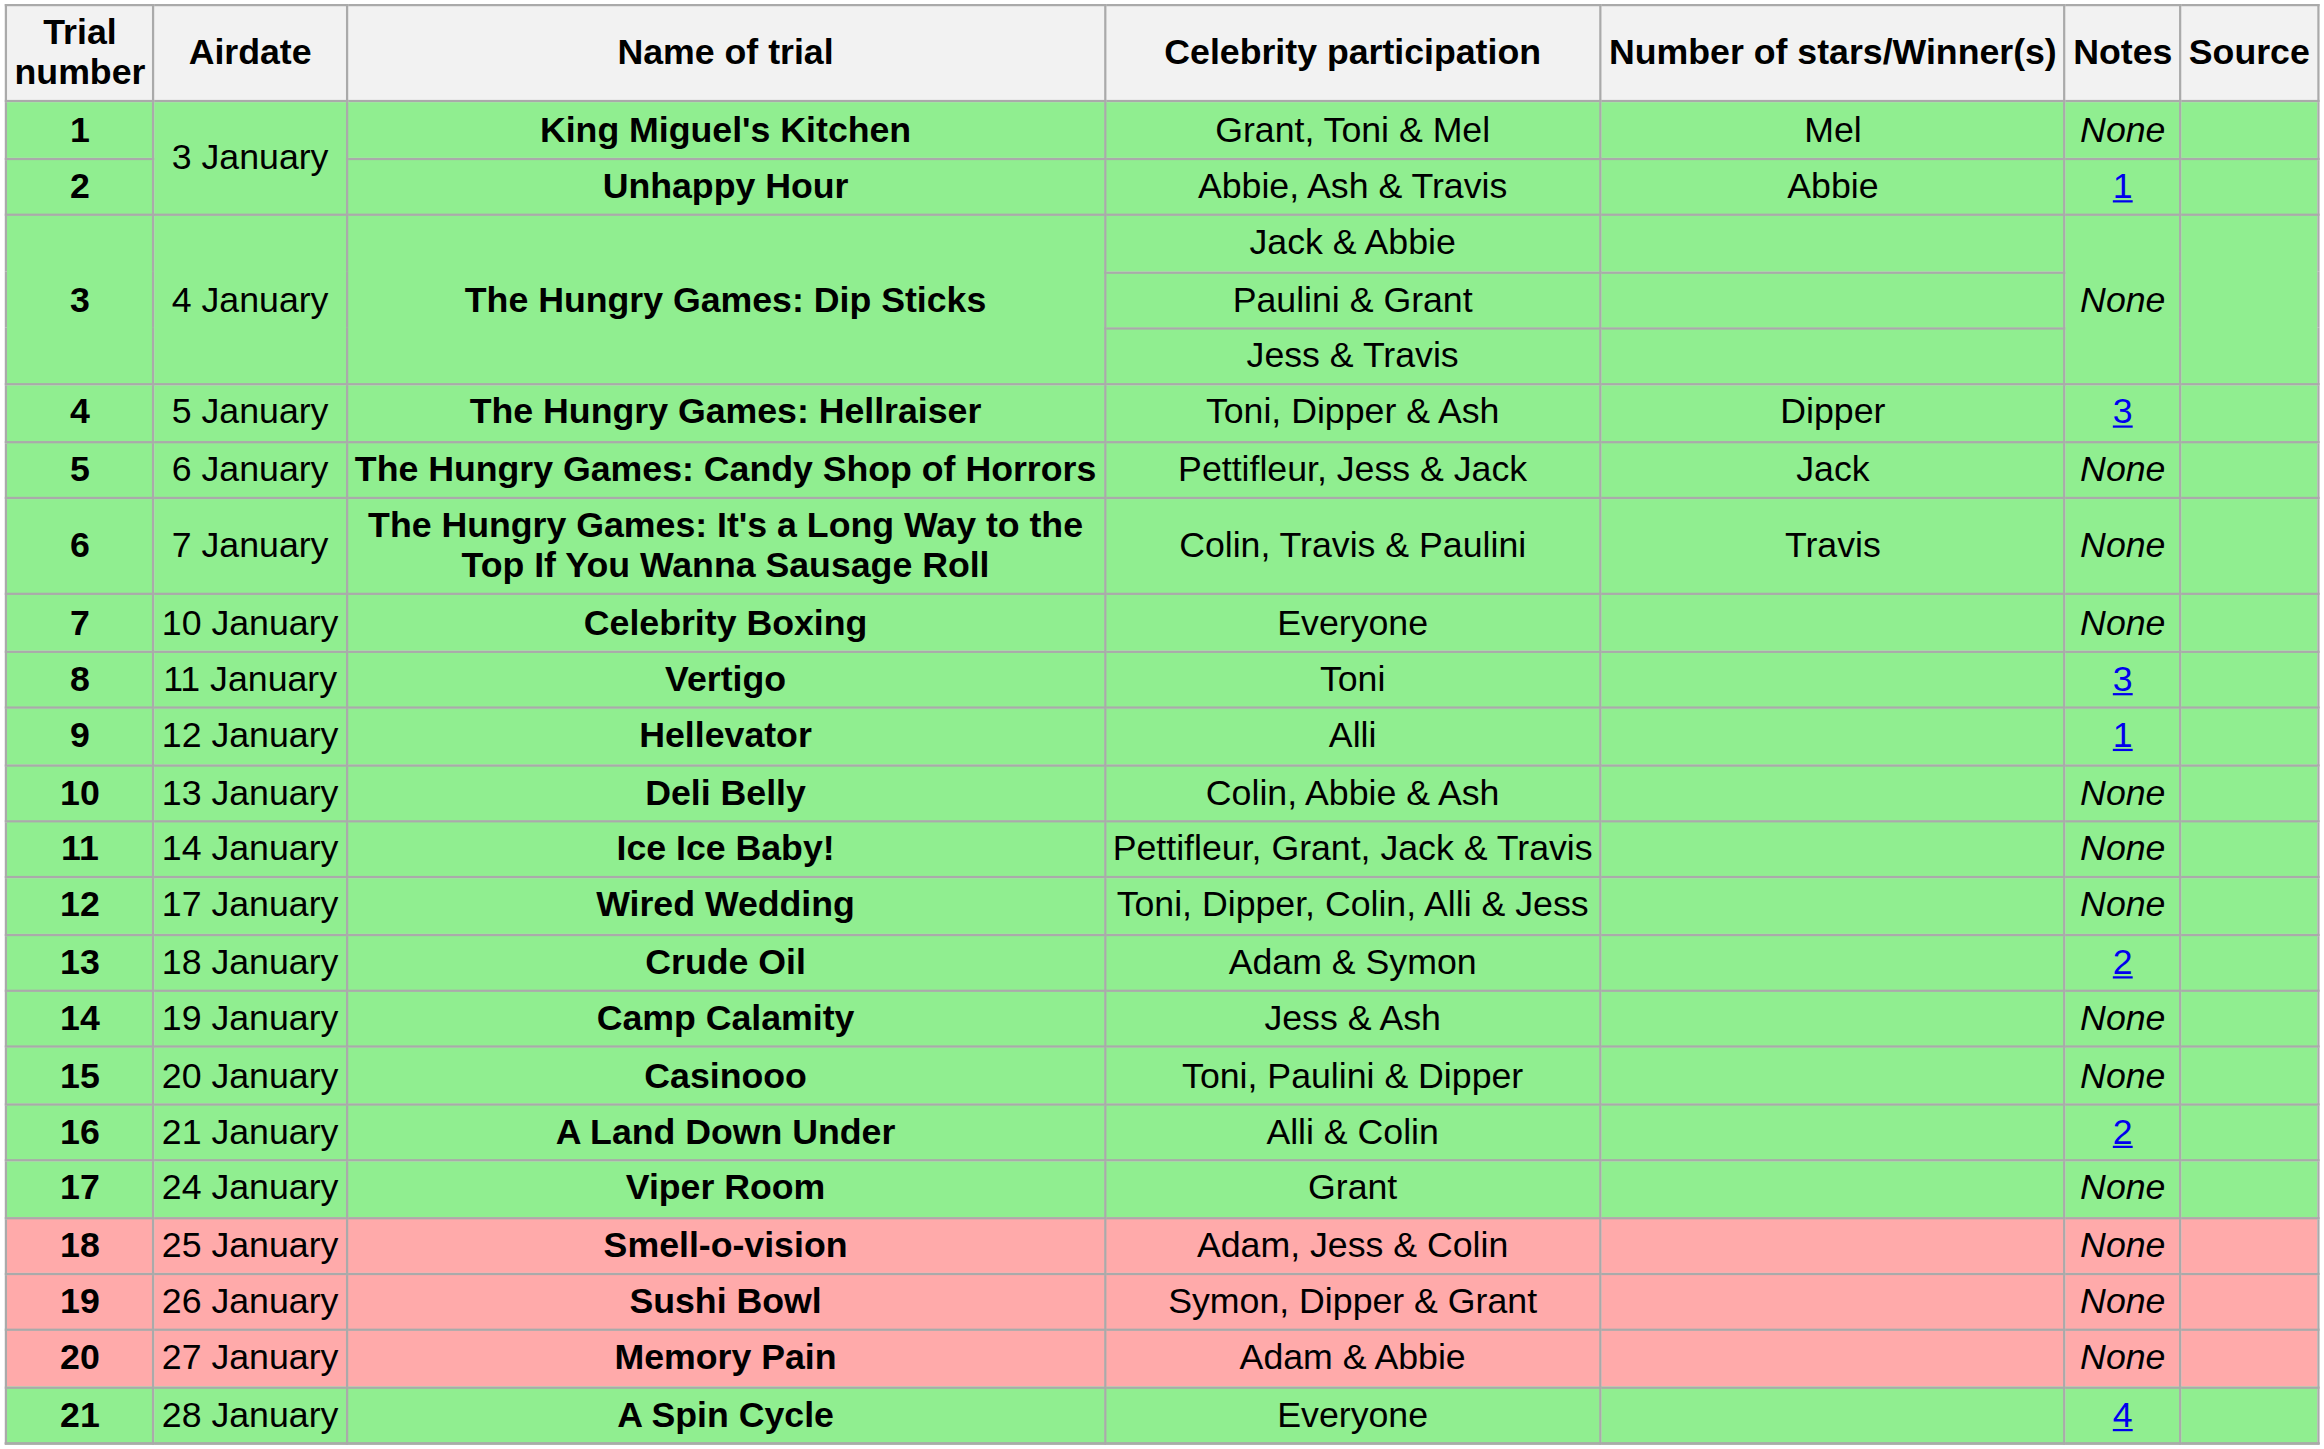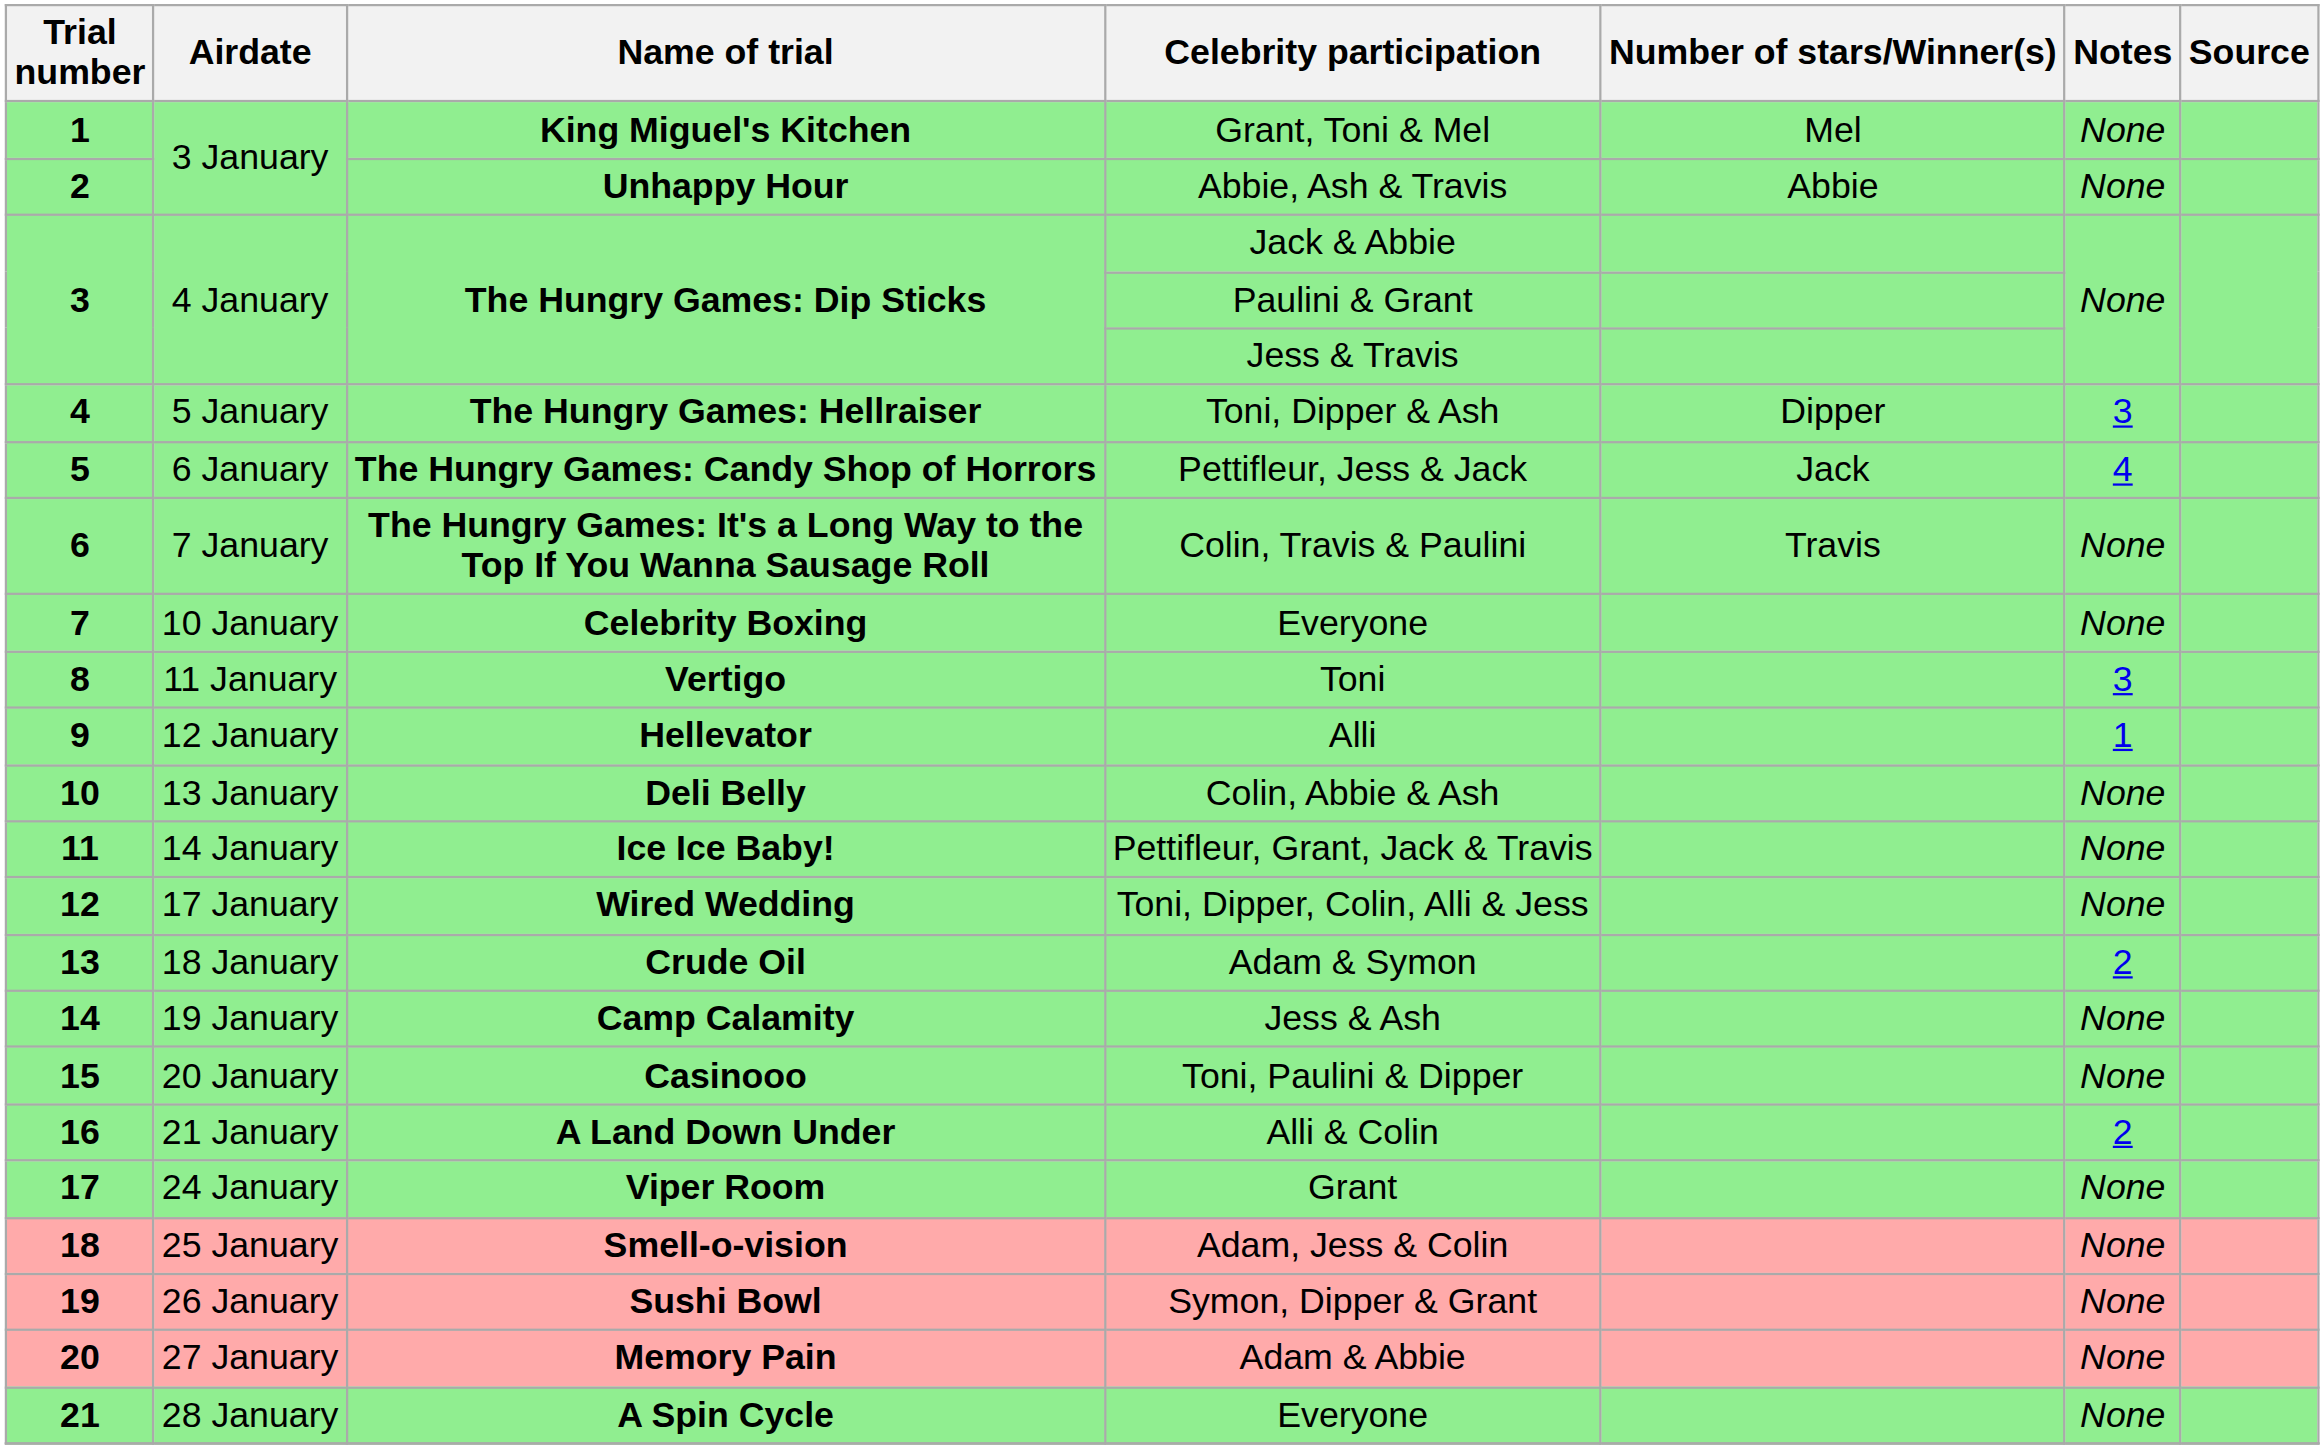(2123, 186) 1 -> (2123, 186) None
(2123, 469) None -> (2123, 469) 4
(2123, 1414) 4 -> (2123, 1414) None
